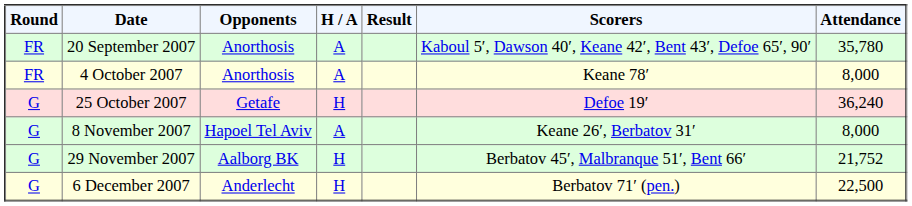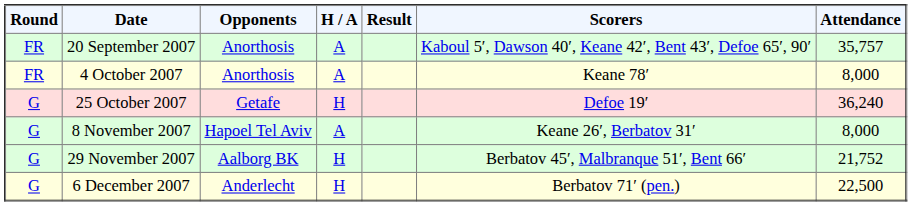(861, 47) 35,780 -> (861, 47) 35,757
